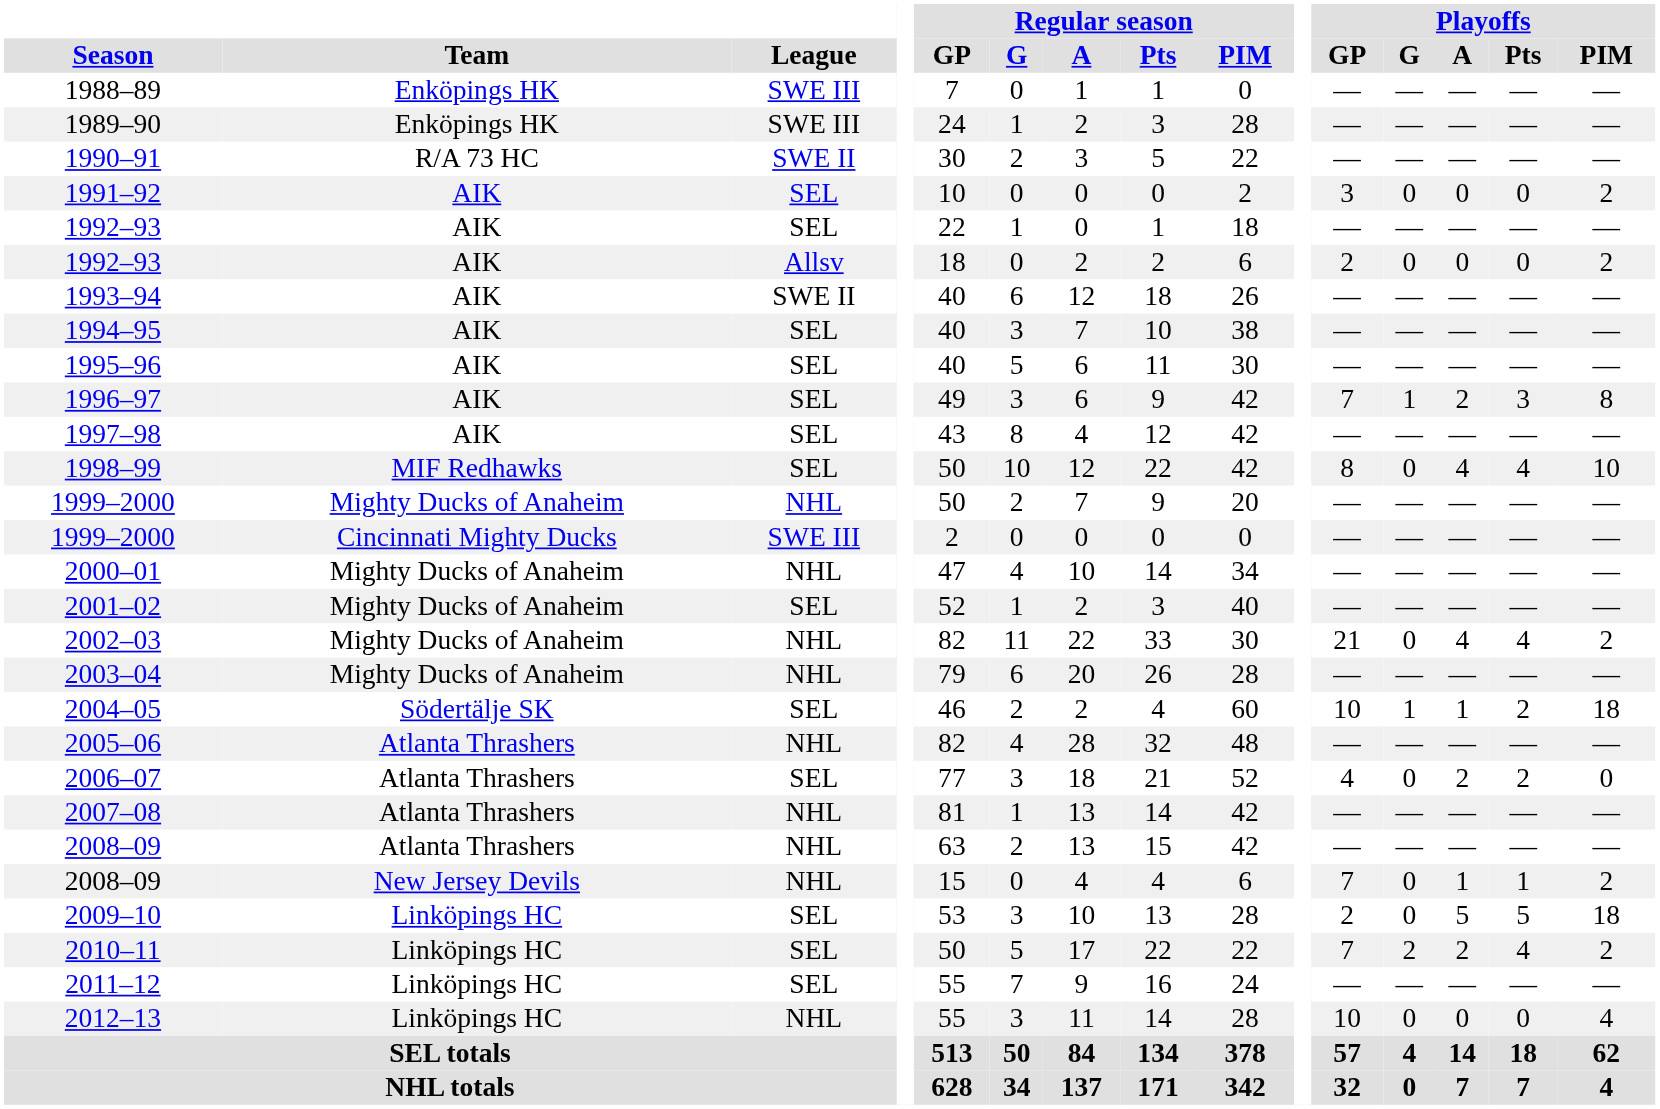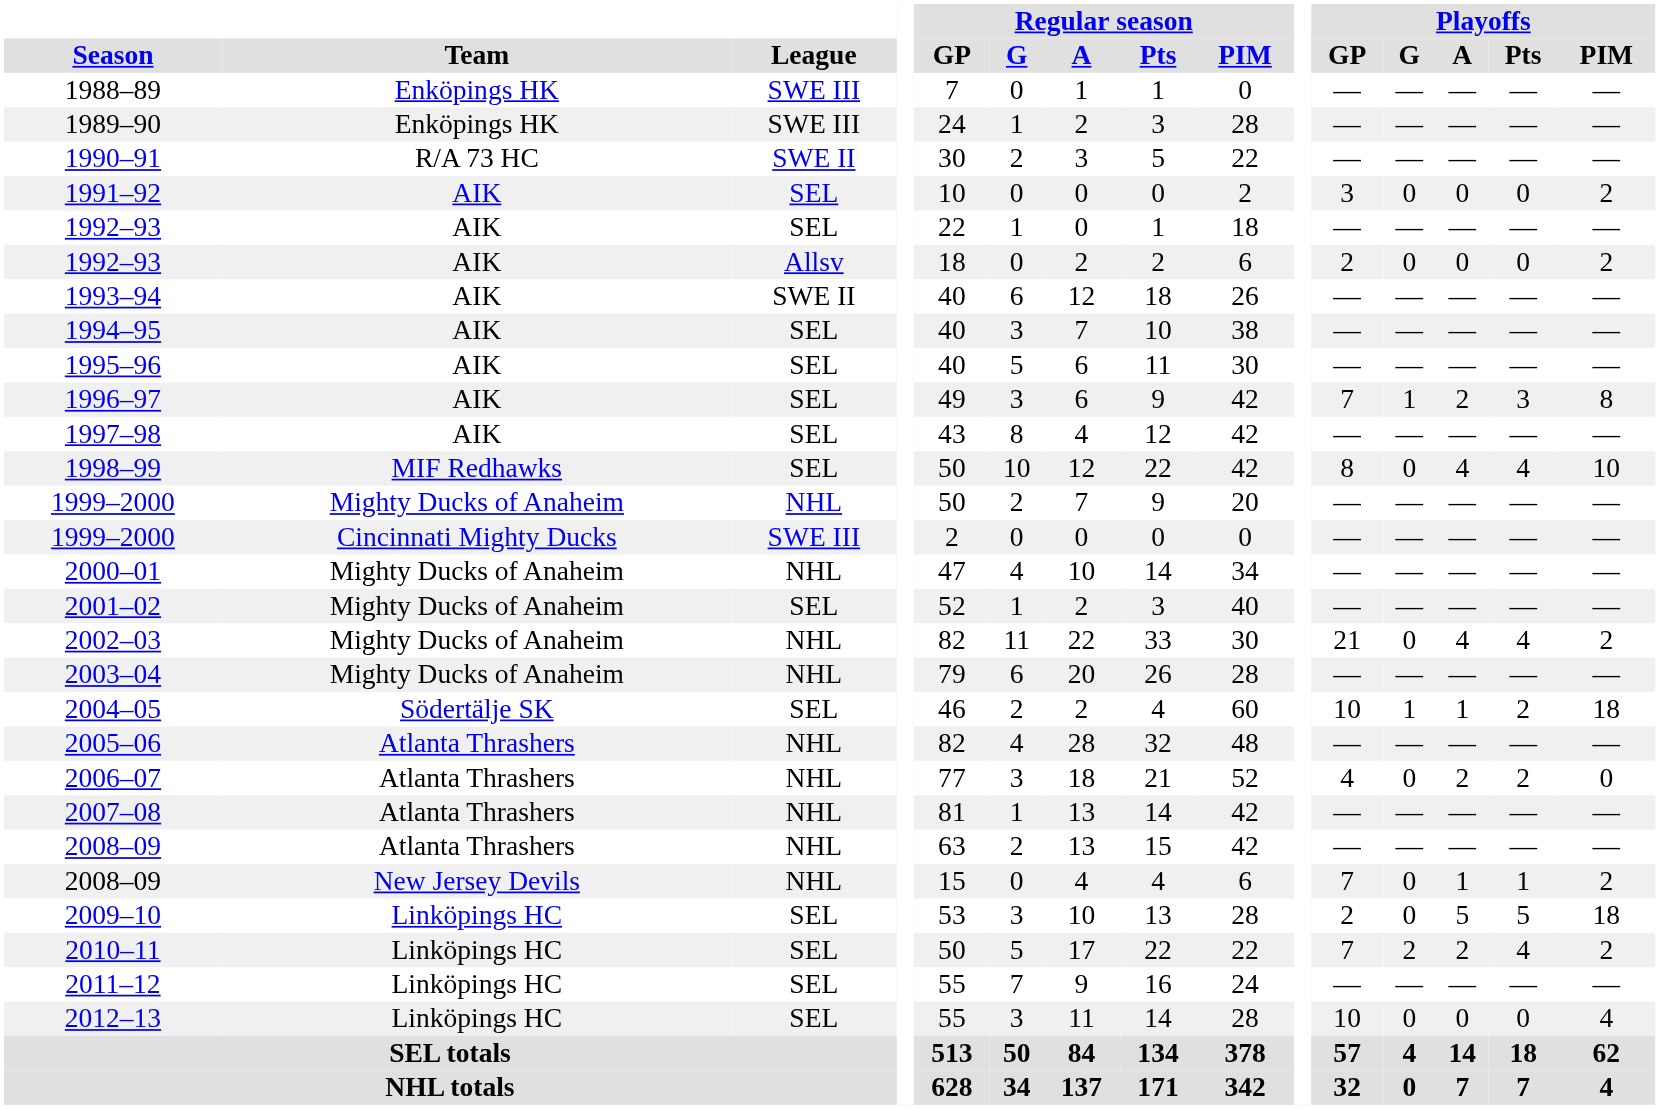(814, 777) SEL -> (814, 777) NHL
(814, 1018) NHL -> (814, 1018) SEL
